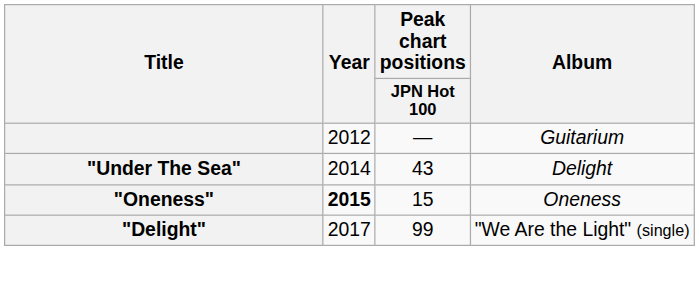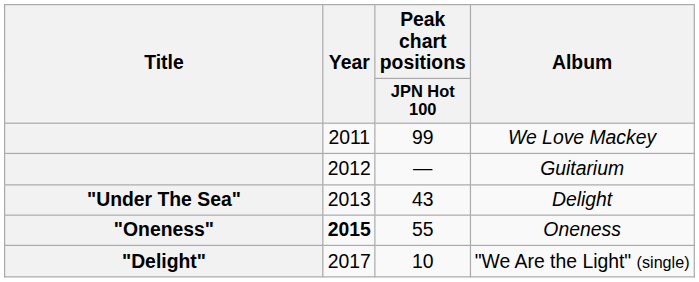+ row: (582, 138)
(349, 168) 2014 -> (349, 199) 2013
(423, 199) 15 -> (423, 230) 55
(423, 230) 99 -> (423, 261) 10
